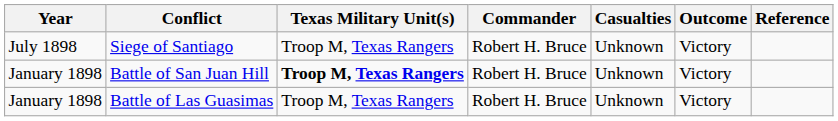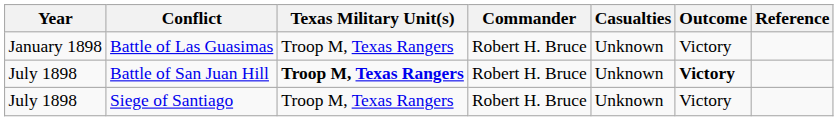rows swapped: (192, 101) <-> (172, 45)
(55, 73) January 1898 -> (43, 73) July 1898
(705, 73) normal -> (707, 73) bold
